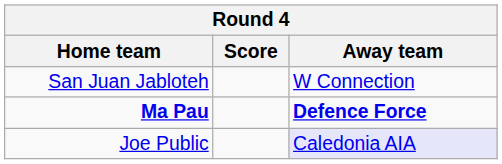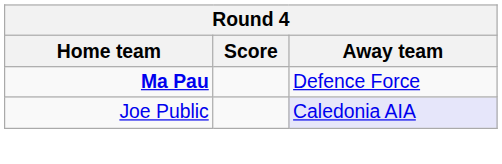- row: (129, 81)
(360, 112) bold -> (357, 81) normal
